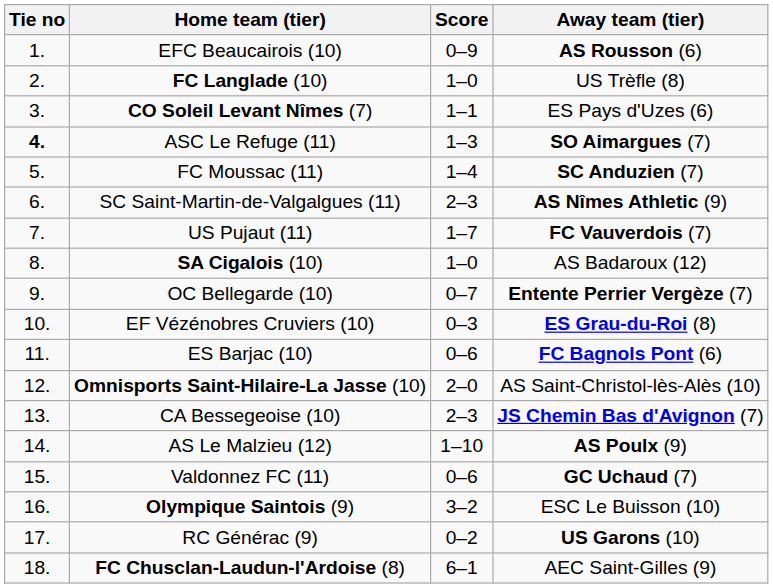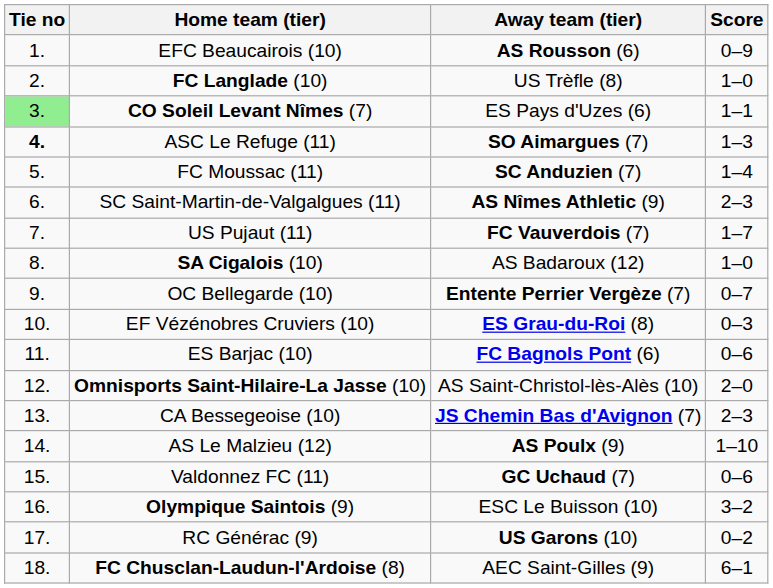columns swapped: (462, 19) <-> (630, 19)
(37, 111) no background -> (37, 111) lightgreen background
